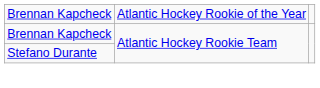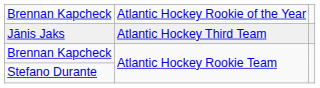+ row: (36, 33)
